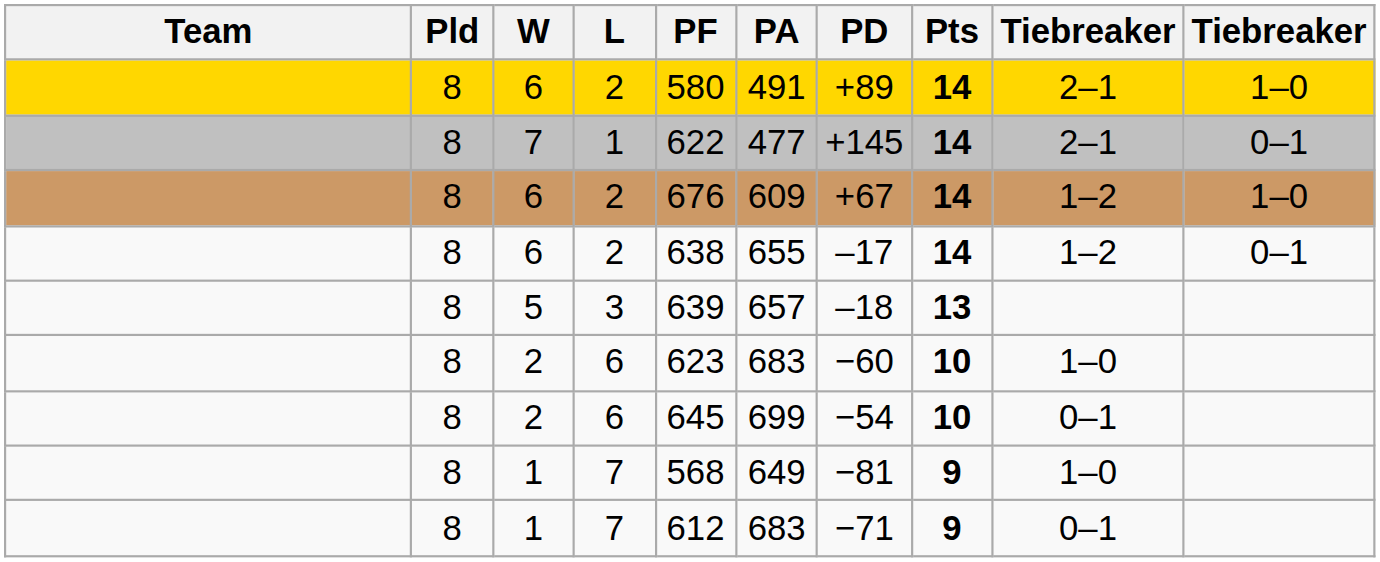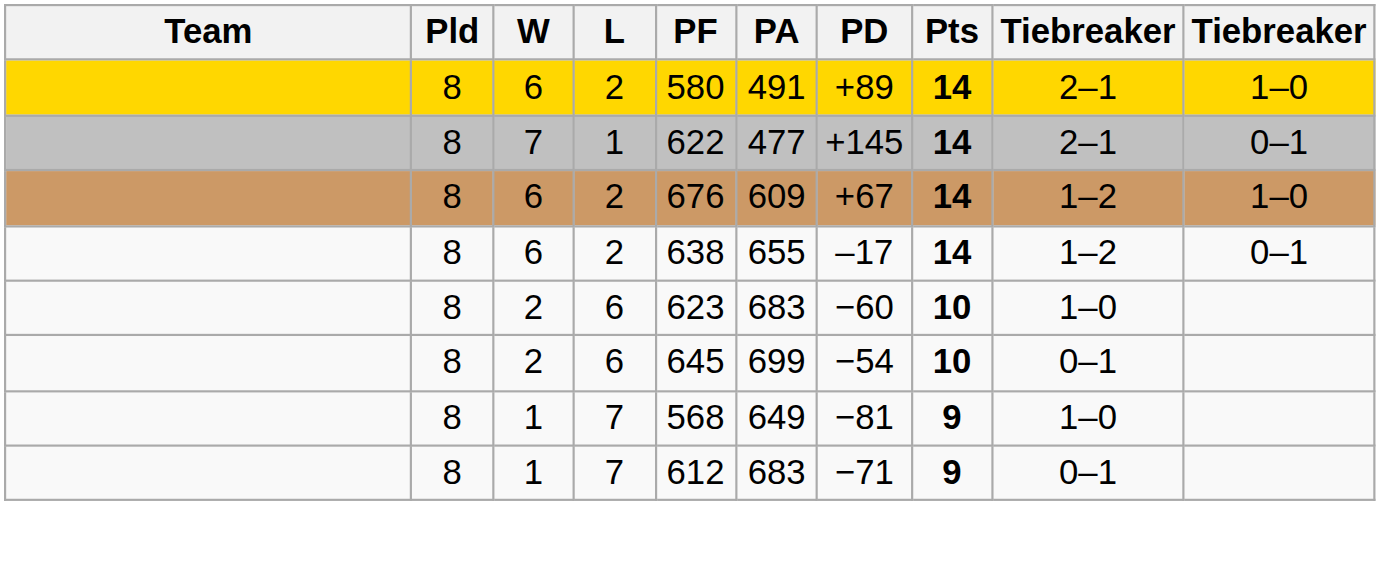- row: (533, 307)
